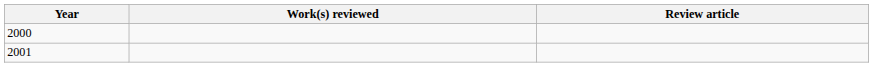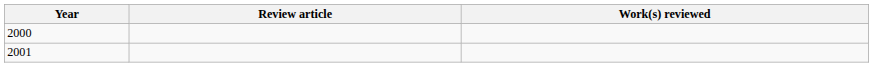columns swapped: (702, 14) <-> (333, 14)
